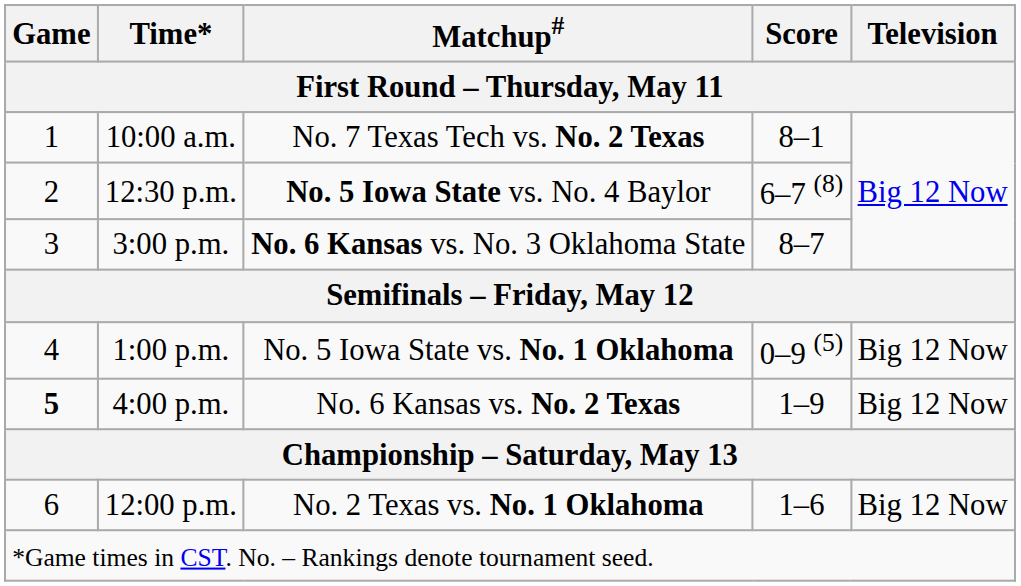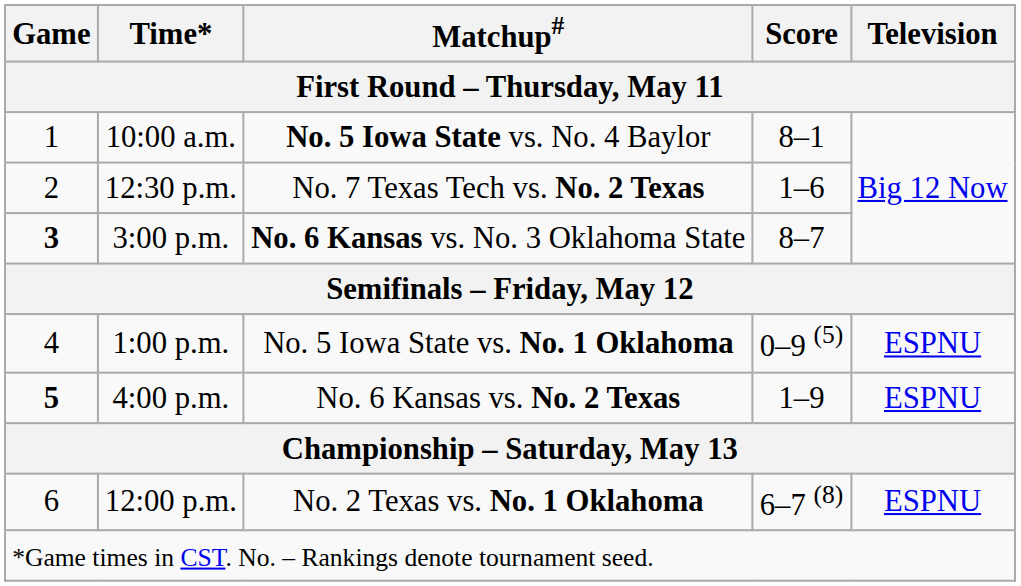(498, 137) No. 7 Texas Tech vs. No. 2 Texas -> (498, 137) No. 5 Iowa State vs. No. 4 Baylor
(498, 191) No. 5 Iowa State vs. No. 4 Baylor -> (498, 188) No. 7 Texas Tech vs. No. 2 Texas
(802, 191) 6–7 (8) -> (802, 188) 1–6
(51, 244) normal -> (51, 238) bold
(933, 349) Big 12 Now -> (933, 343) ESPNU
(933, 402) Big 12 Now -> (933, 396) ESPNU
(802, 504) 1–6 -> (802, 501) 6–7 (8)
(933, 504) Big 12 Now -> (933, 501) ESPNU
